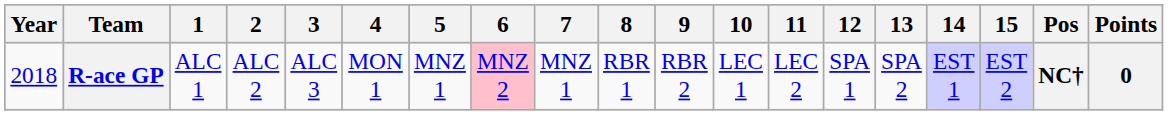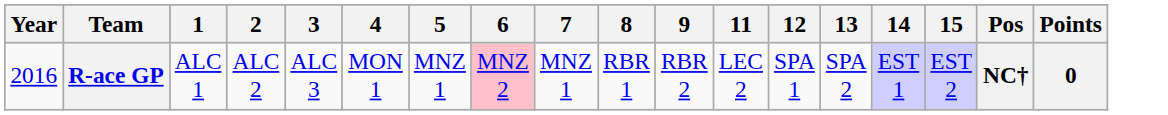- column: (741, 23)
(34, 75) 2018 -> (34, 75) 2016
